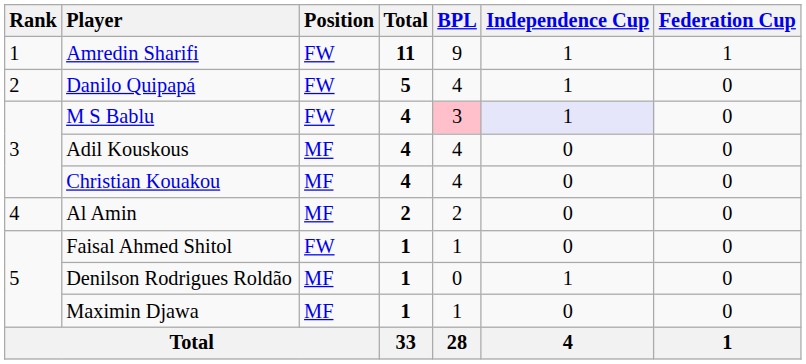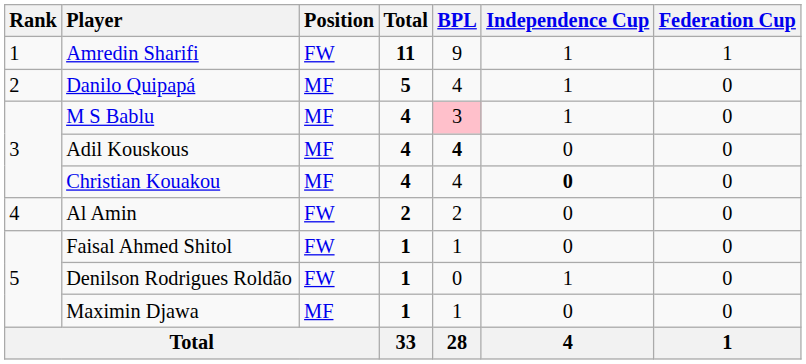(319, 85) FW -> (319, 85) MF
(319, 117) FW -> (319, 117) MF
(568, 117) lavender background -> (568, 117) no background
(457, 149) normal -> (457, 149) bold
(568, 181) normal -> (568, 181) bold
(319, 213) MF -> (319, 213) FW
(319, 278) MF -> (319, 278) FW
